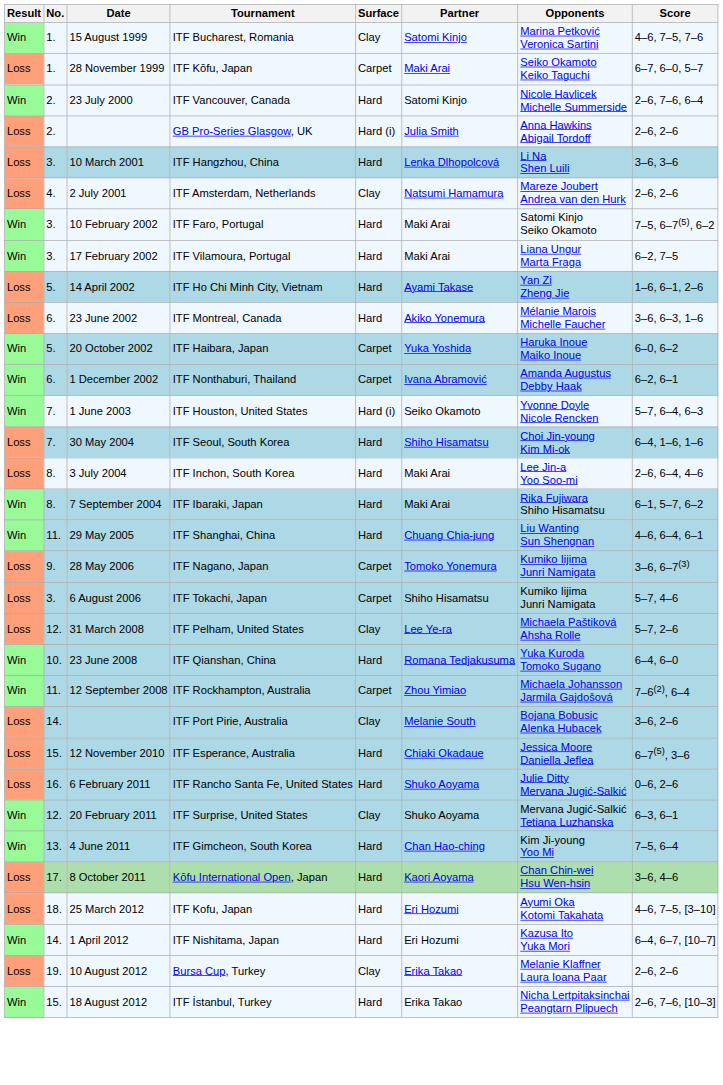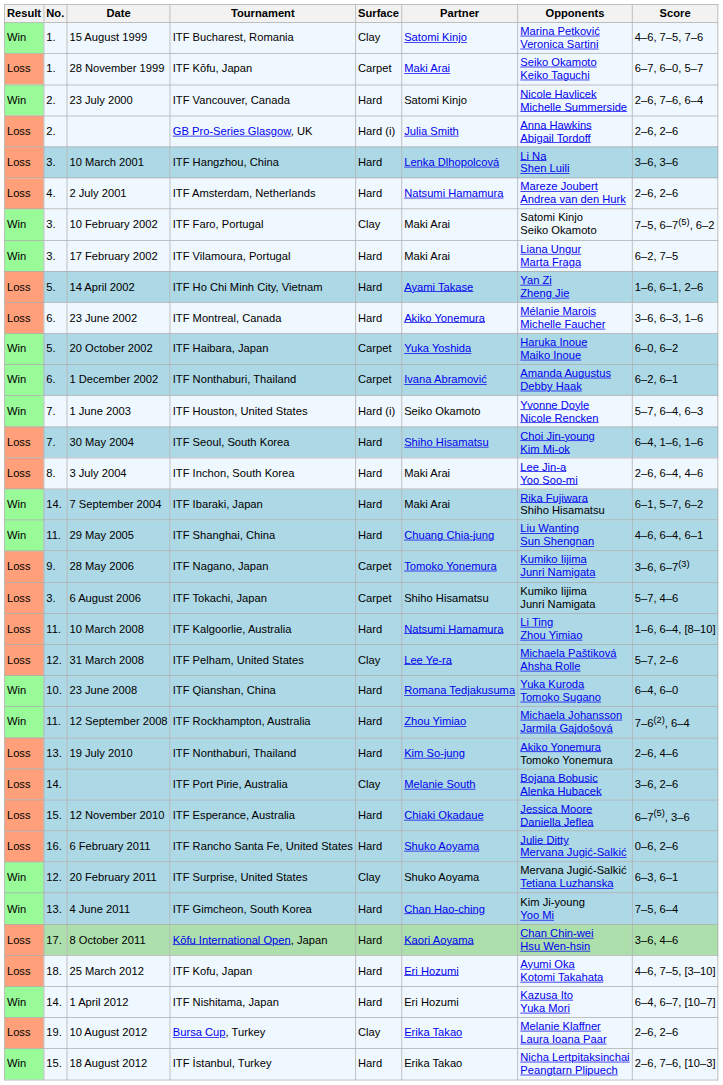(369, 193) Clay -> (370, 193) Hard
(370, 224) Hard -> (369, 224) Clay
(51, 504) 8. -> (54, 504) 14.
+ row: (107, 628)
(375, 690) Carpet -> (370, 721) Hard
+ row: (101, 752)
